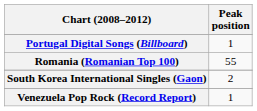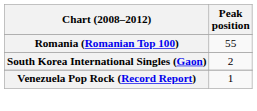- row: (107, 43)
